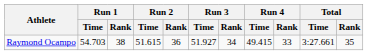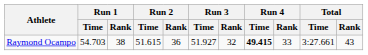(231, 42) 34 -> (231, 42) 32
(259, 42) normal -> (259, 42) bold
(350, 42) 35 -> (350, 42) 43
